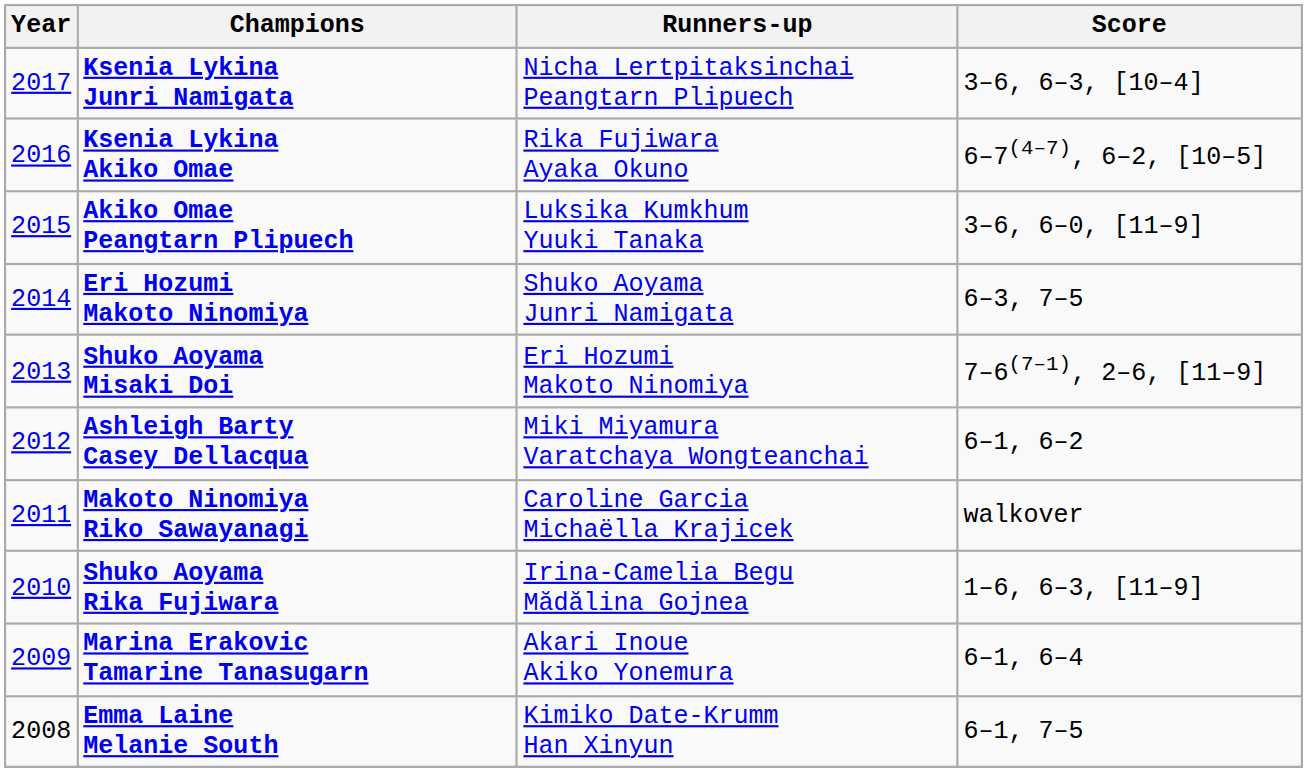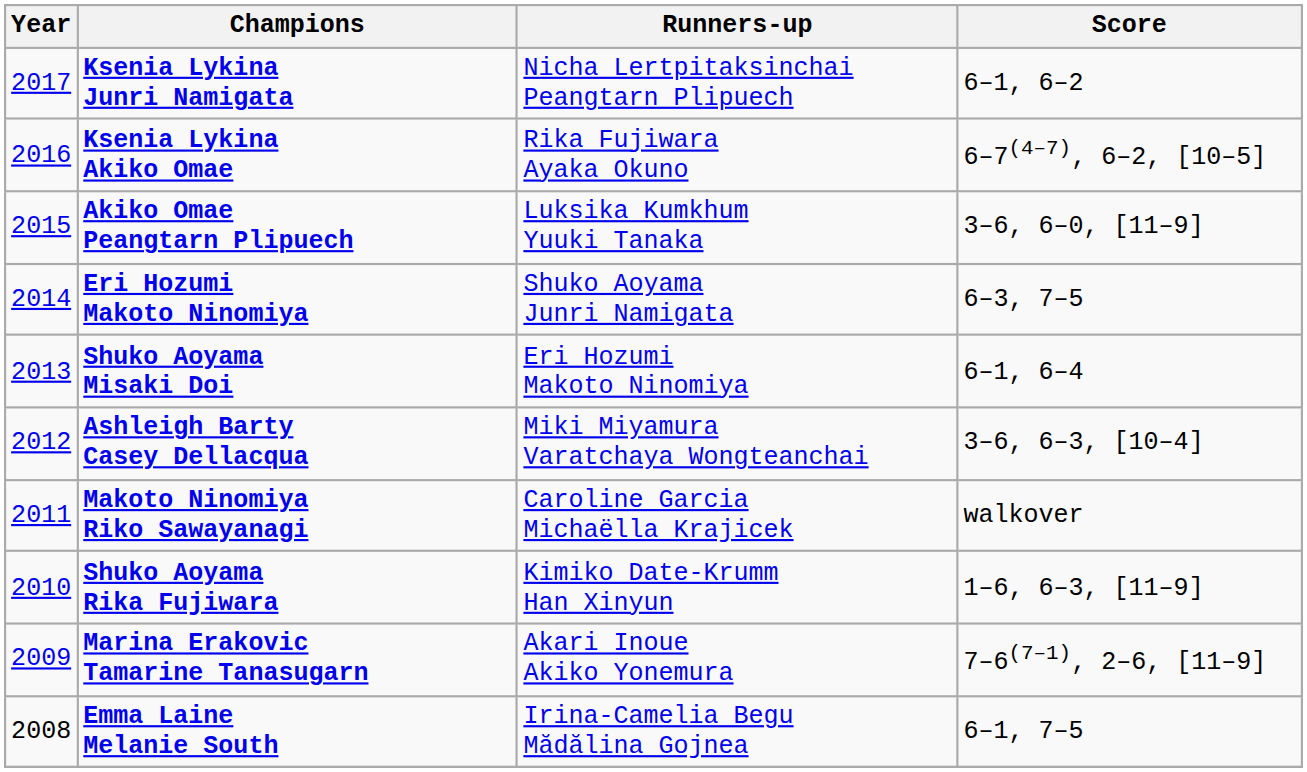(1084, 83) 3–6, 6–3, [10–4] -> (1024, 83) 6–1, 6–2
(1115, 371) 7–6(7–1), 2–6, [11–9] -> (1024, 371) 6–1, 6–4
(1024, 443) 6–1, 6–2 -> (1084, 443) 3–6, 6–3, [10–4]
(658, 587) Irina-Camelia Begu Mădălina Gojnea -> (651, 587) Kimiko Date-Krumm Han Xinyun
(1024, 659) 6–1, 6–4 -> (1115, 659) 7–6(7–1), 2–6, [11–9]
(651, 731) Kimiko Date-Krumm Han Xinyun -> (658, 731) Irina-Camelia Begu Mădălina Gojnea
